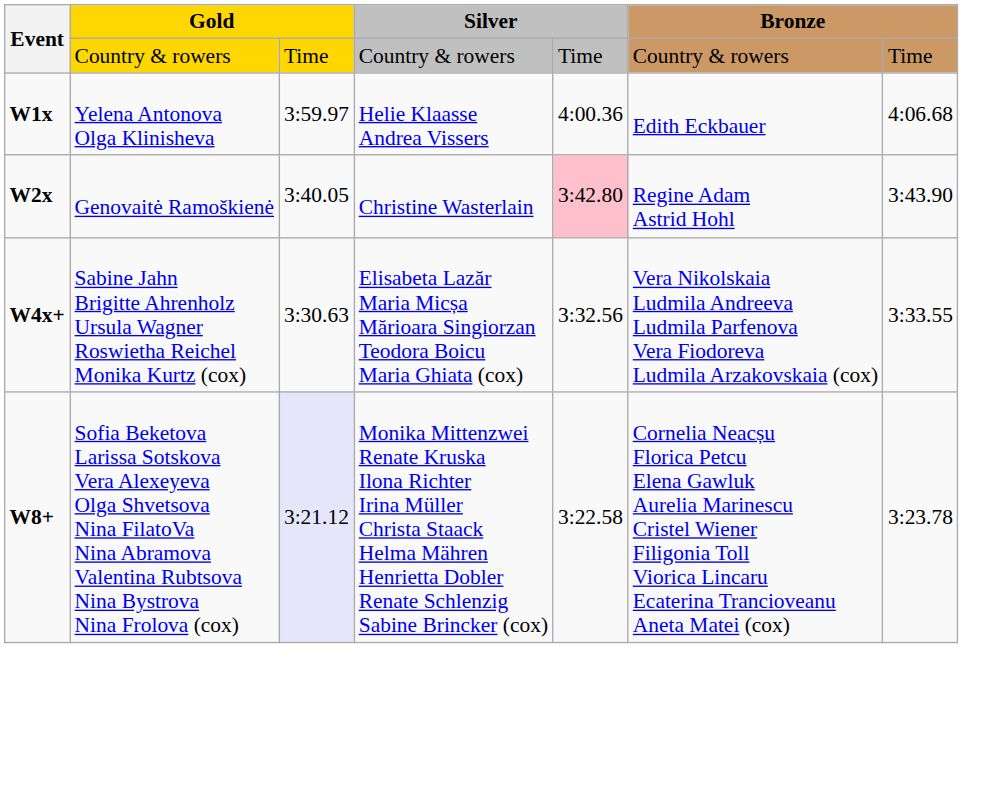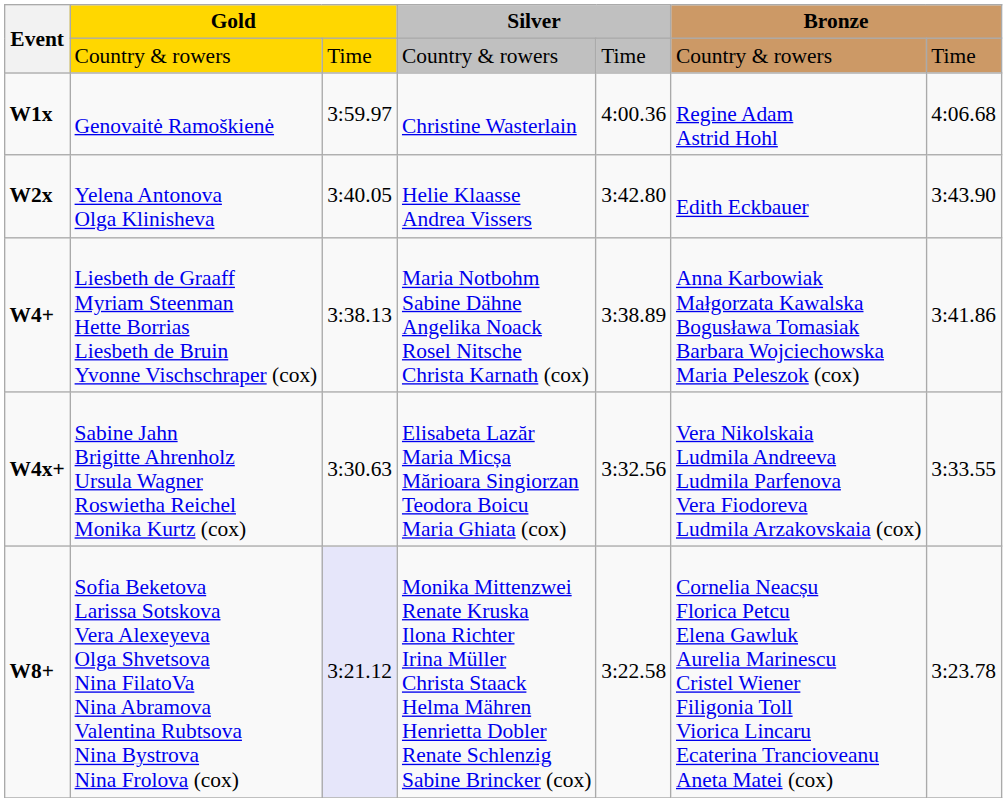(148, 125) Yelena Antonova Olga Klinisheva -> (174, 125) Genovaitė Ramoškienė
(424, 125) Helie Klaasse Andrea Vissers -> (489, 125) Christine Wasterlain
(699, 125) Edith Eckbauer -> (735, 125) Regine Adam Astrid Hohl
(174, 207) Genovaitė Ramoškienė -> (148, 207) Yelena Antonova Olga Klinisheva
(446, 207) Christine Wasterlain -> (467, 207) Helie Klaasse Andrea Vissers
(590, 195) pink background -> (634, 195) no background
(691, 207) Regine Adam Astrid Hohl -> (742, 207) Edith Eckbauer
+ row: (32, 314)
